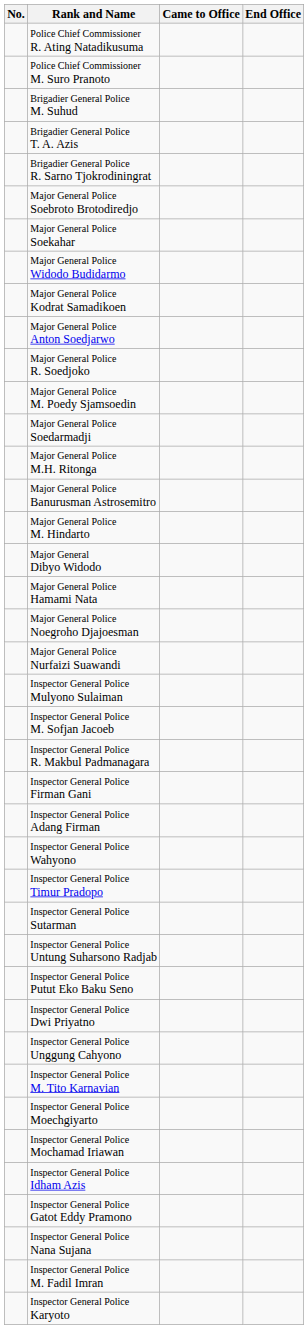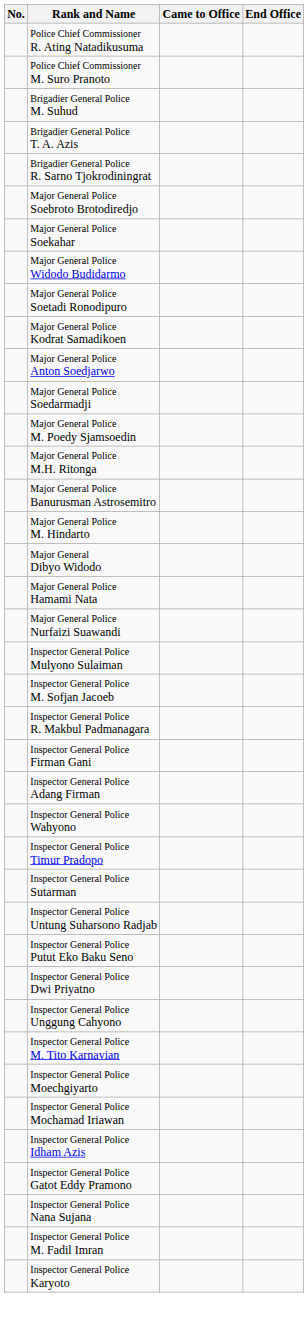+ row: (79, 300)
- row: (73, 365)
rows swapped: (73, 430) <-> (83, 398)
- row: (84, 626)
